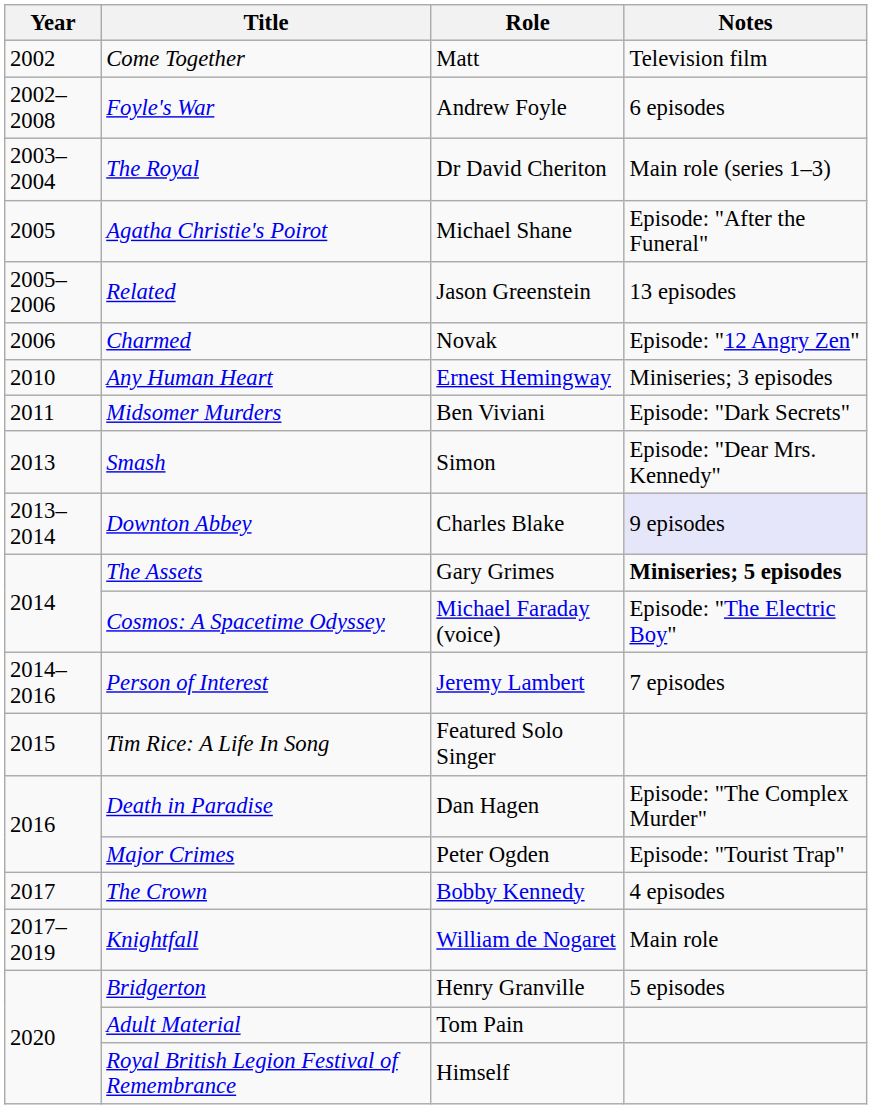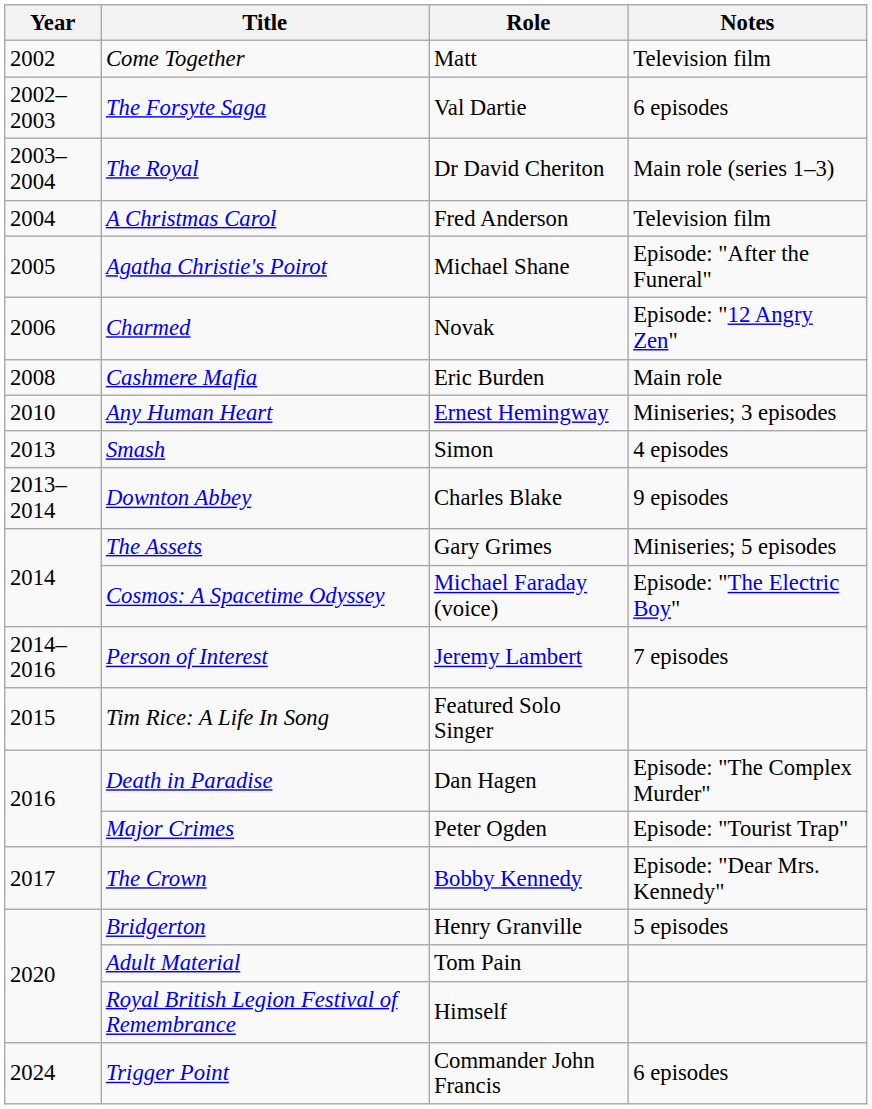+ row: (186, 107)
- row: (160, 107)
+ row: (191, 217)
- row: (141, 292)
+ row: (182, 376)
- row: (194, 413)
(723, 461) Episode: "Dear Mrs. Kennedy" -> (681, 449) 4 episodes
(677, 523) lavender background -> (681, 497) no background
(736, 572) bold -> (735, 546) normal
(677, 890) 4 episodes -> (726, 877) Episode: "Dear Mrs. Kennedy"
- row: (152, 939)
+ row: (167, 1073)
